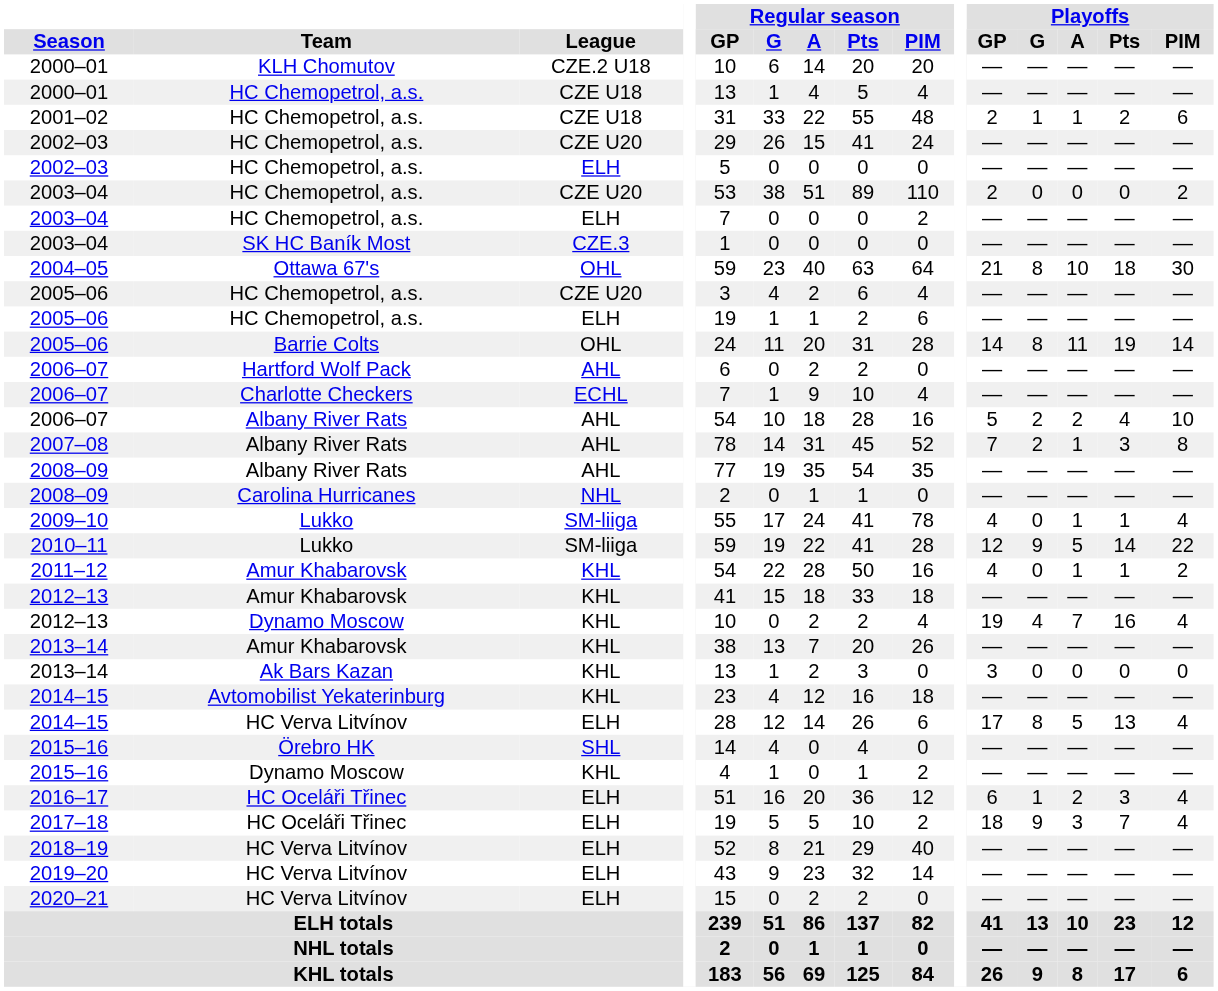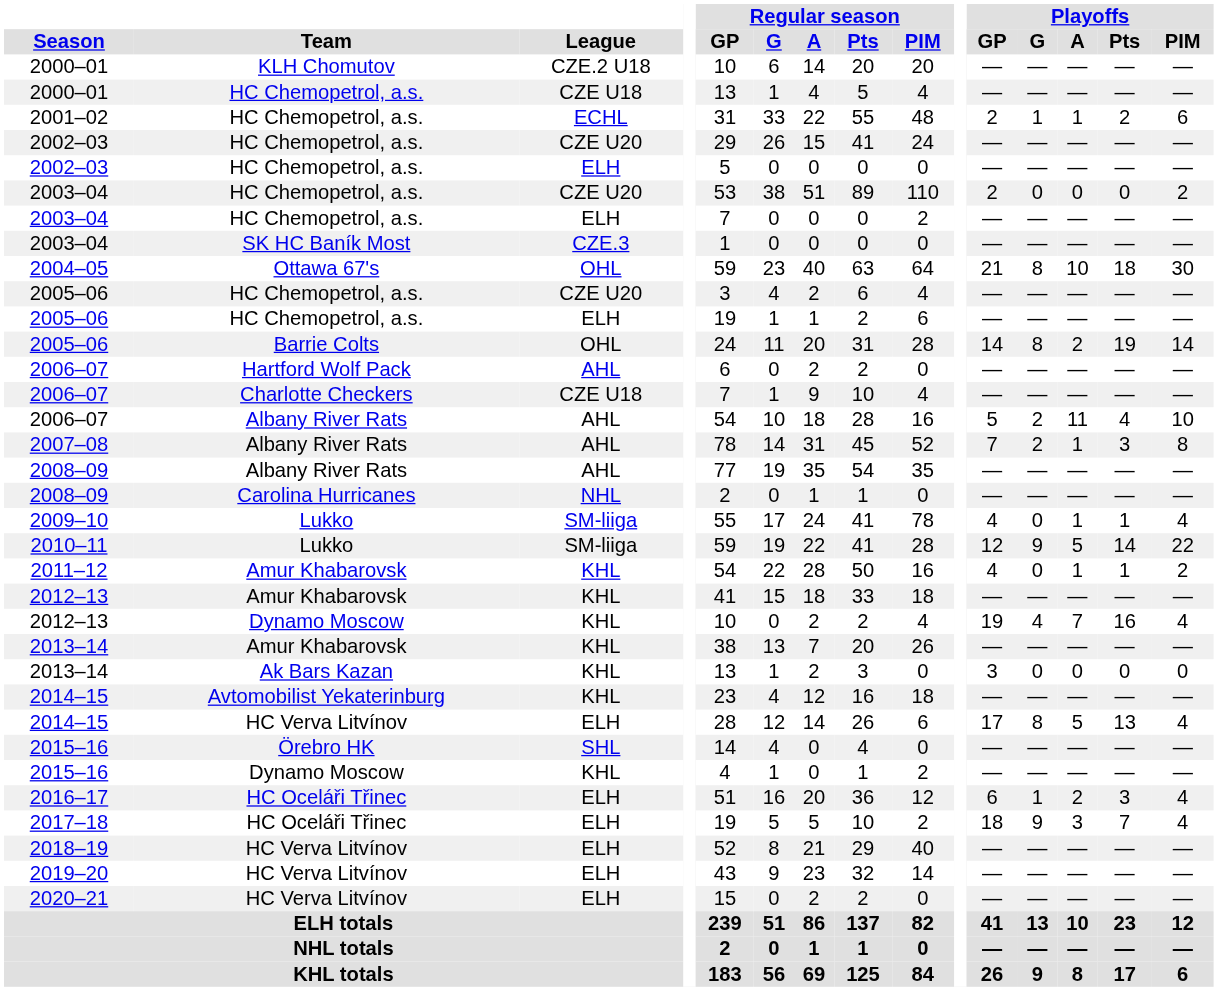(601, 117) CZE U18 -> (601, 117) ECHL
(1077, 344) 11 -> (1077, 344) 2
(601, 394) ECHL -> (601, 394) CZE U18
(1077, 419) 2 -> (1077, 419) 11
